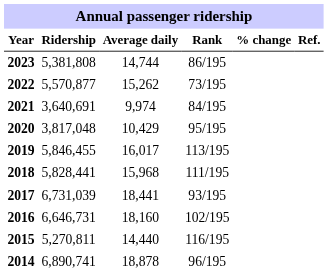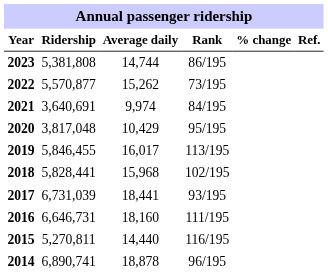(207, 173) 111/195 -> (207, 173) 102/195
(207, 217) 102/195 -> (207, 217) 111/195
